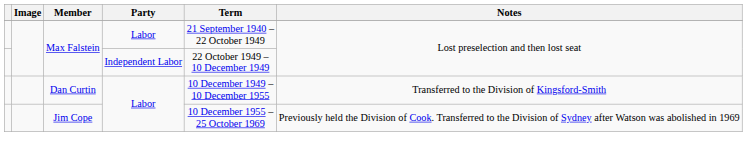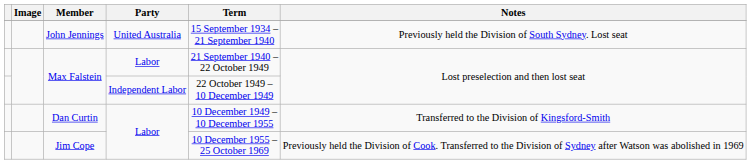+ row: (75, 34)
